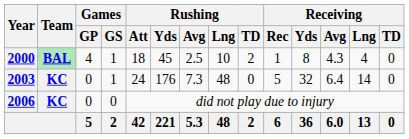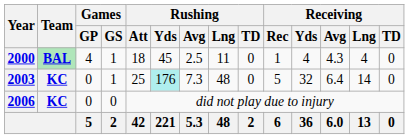(223, 58) 10 -> (223, 58) 11
(251, 58) 2 -> (251, 58) 0
(306, 58) 8 -> (306, 58) 4
(138, 79) 24 -> (138, 79) 25
(165, 79) no background -> (165, 79) paleturquoise background
